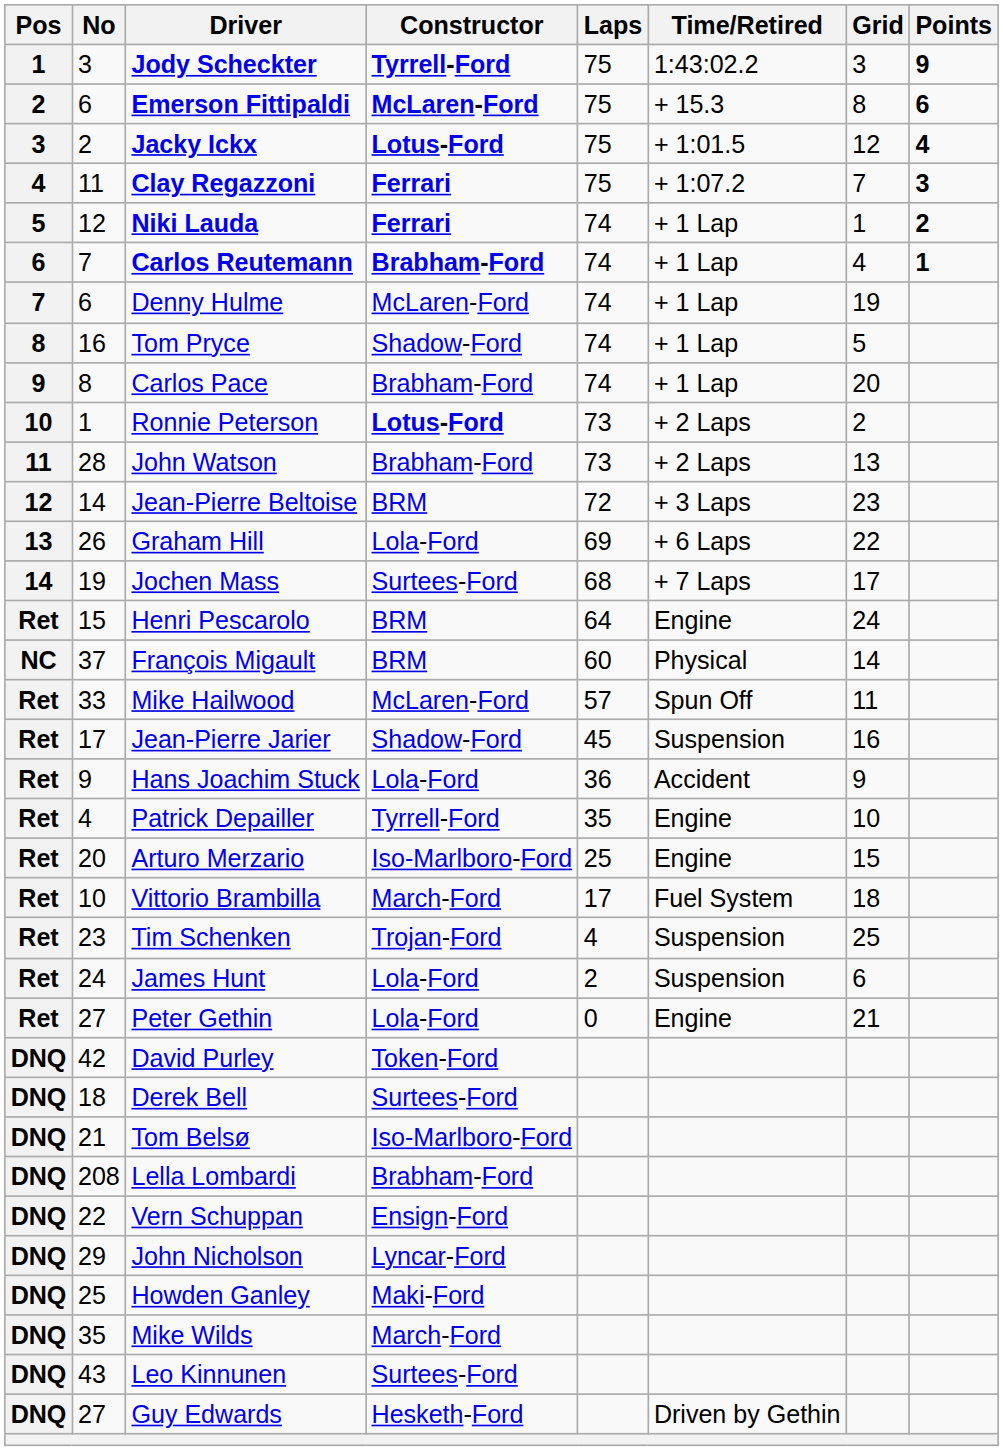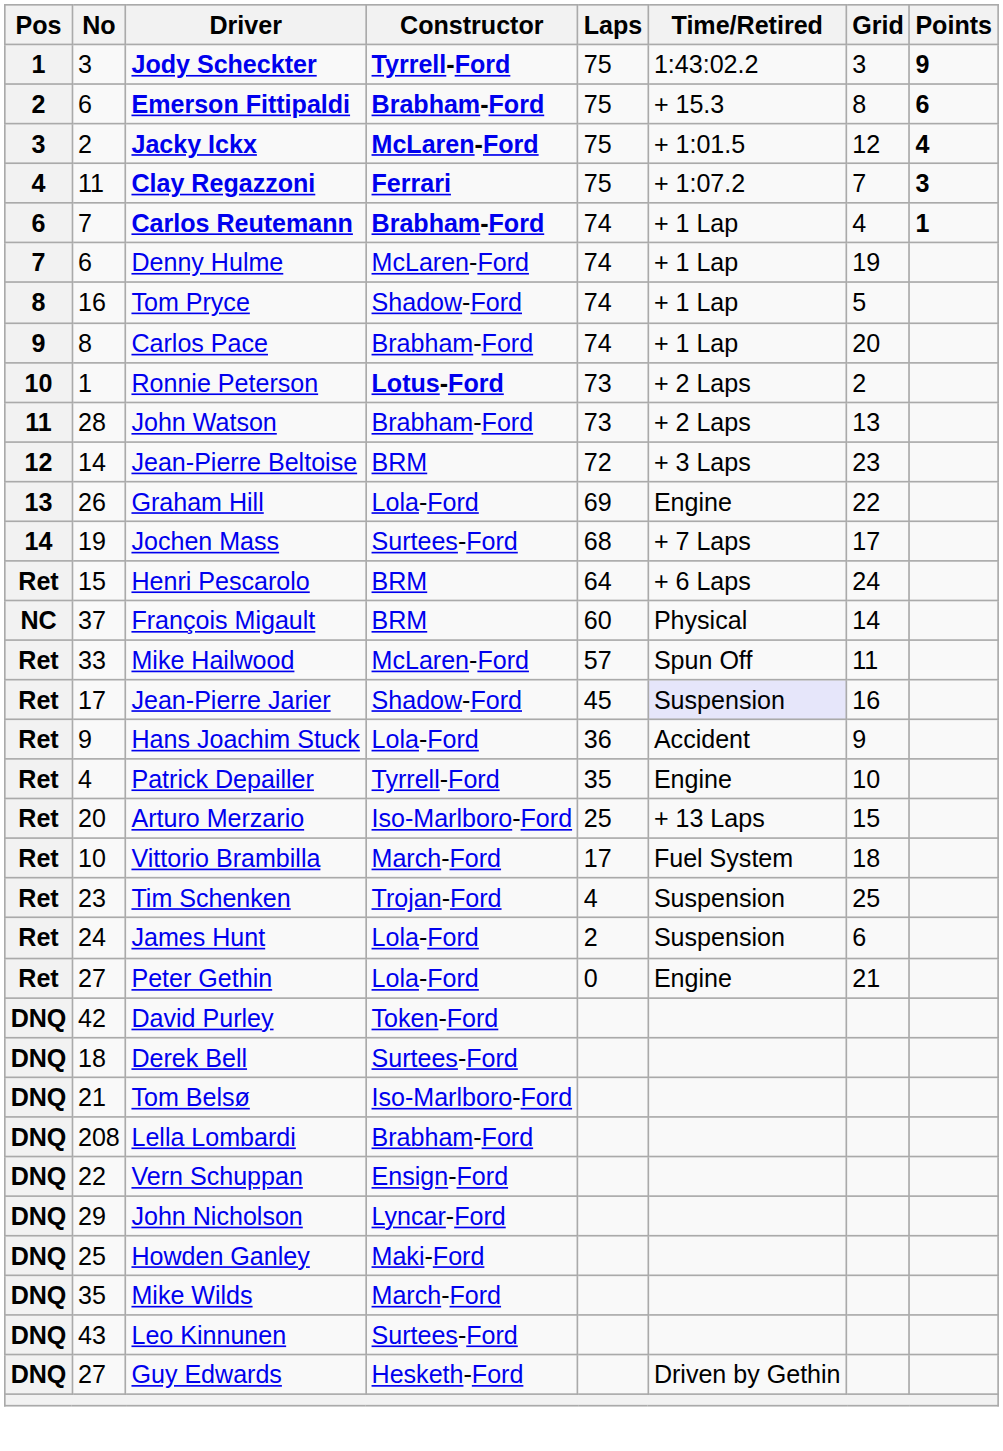(455, 104) McLaren-Ford -> (458, 104) Brabham-Ford
(438, 144) Lotus-Ford -> (455, 144) McLaren-Ford
- row: (195, 223)
(702, 541) + 6 Laps -> (693, 501) Engine
(693, 620) Engine -> (702, 581) + 6 Laps
(719, 740) no background -> (719, 700) lavender background
(693, 859) Engine -> (709, 819) + 13 Laps
